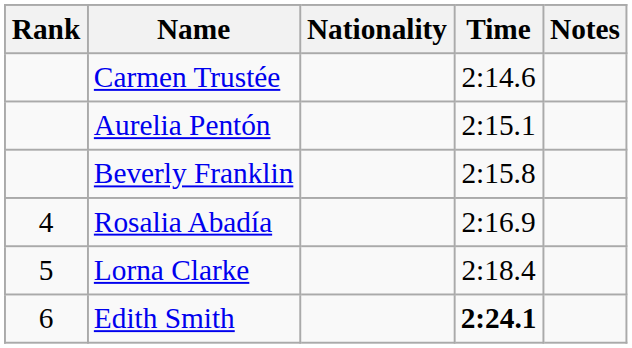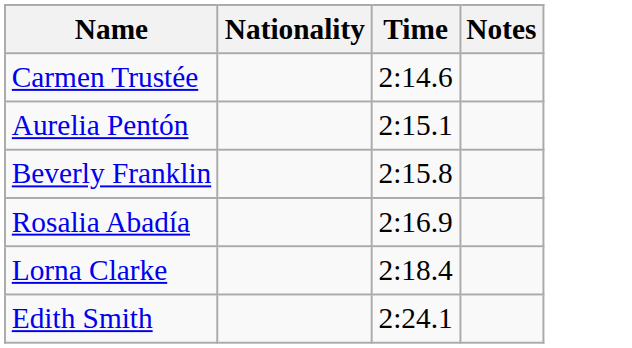- column: (46, 28)
(499, 319) bold -> (416, 319) normal
